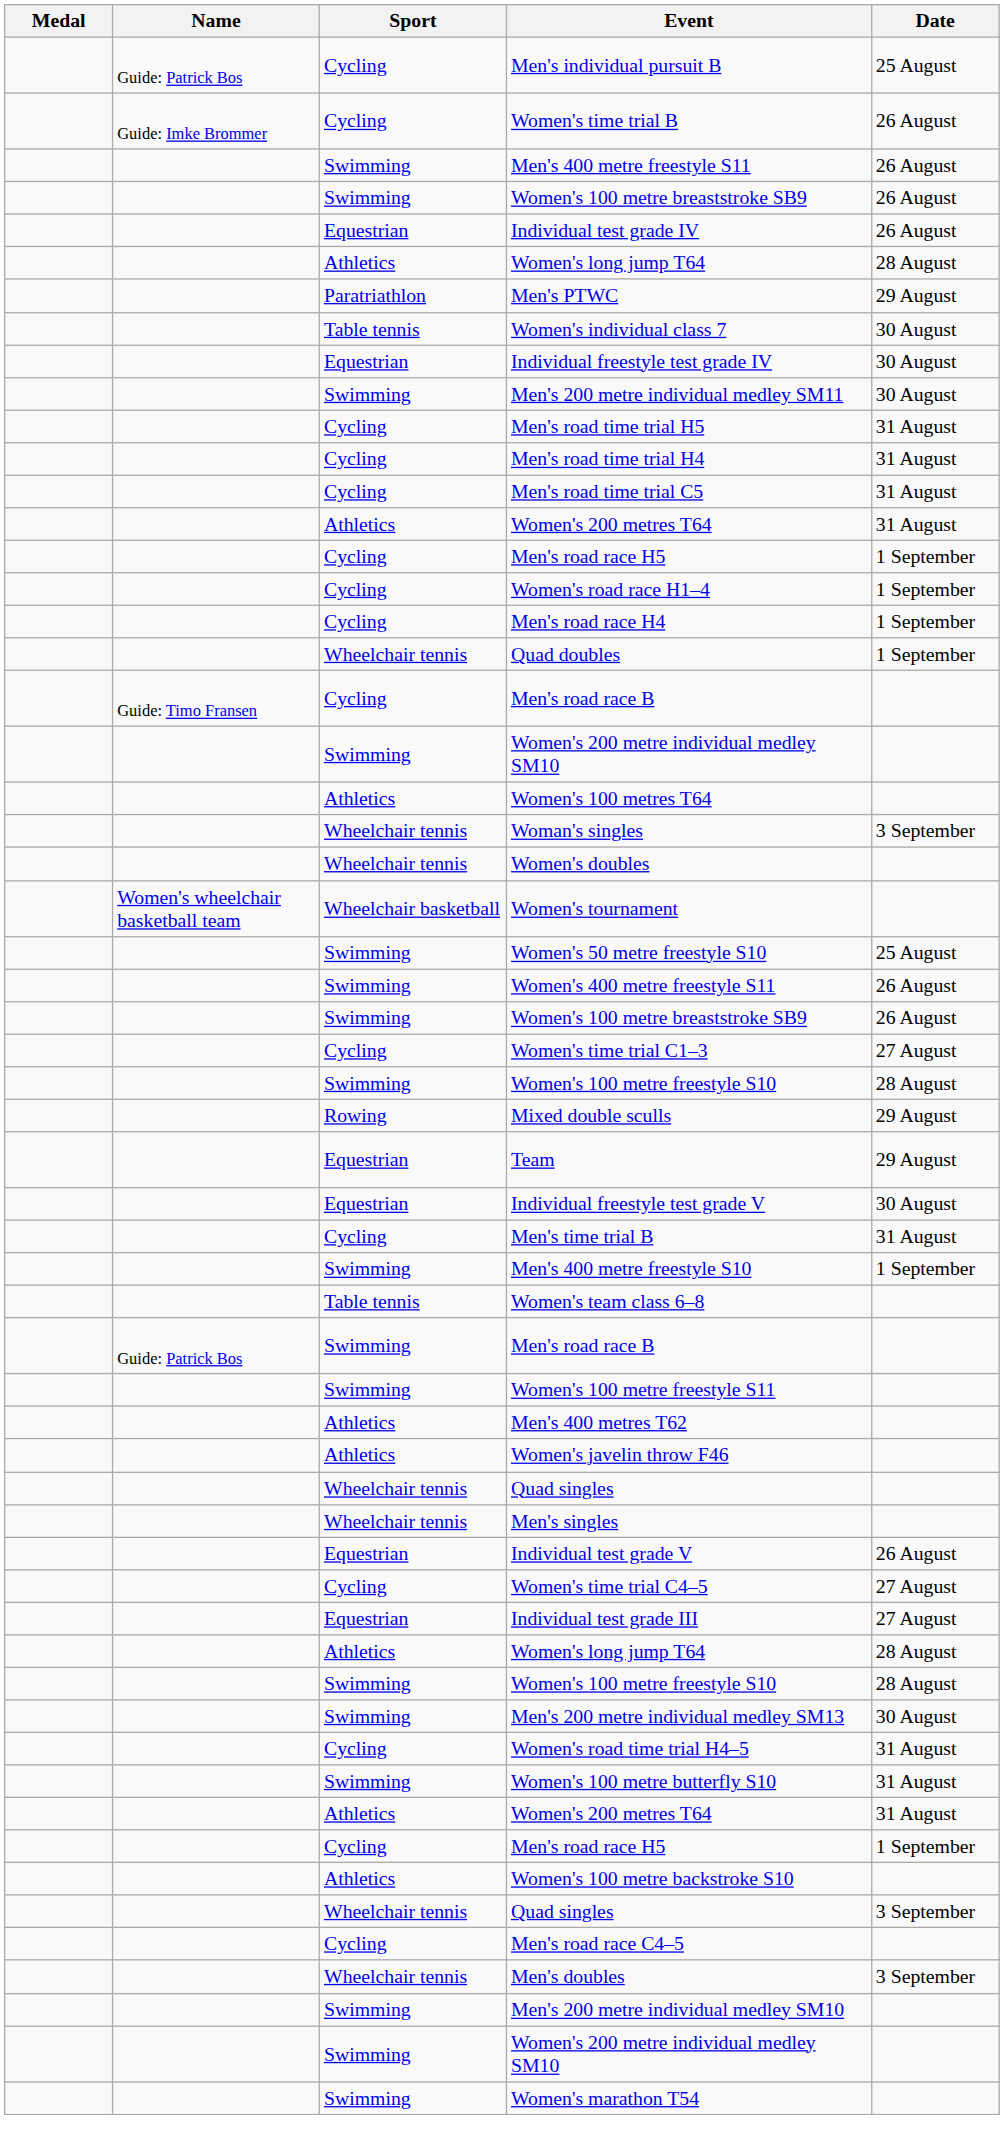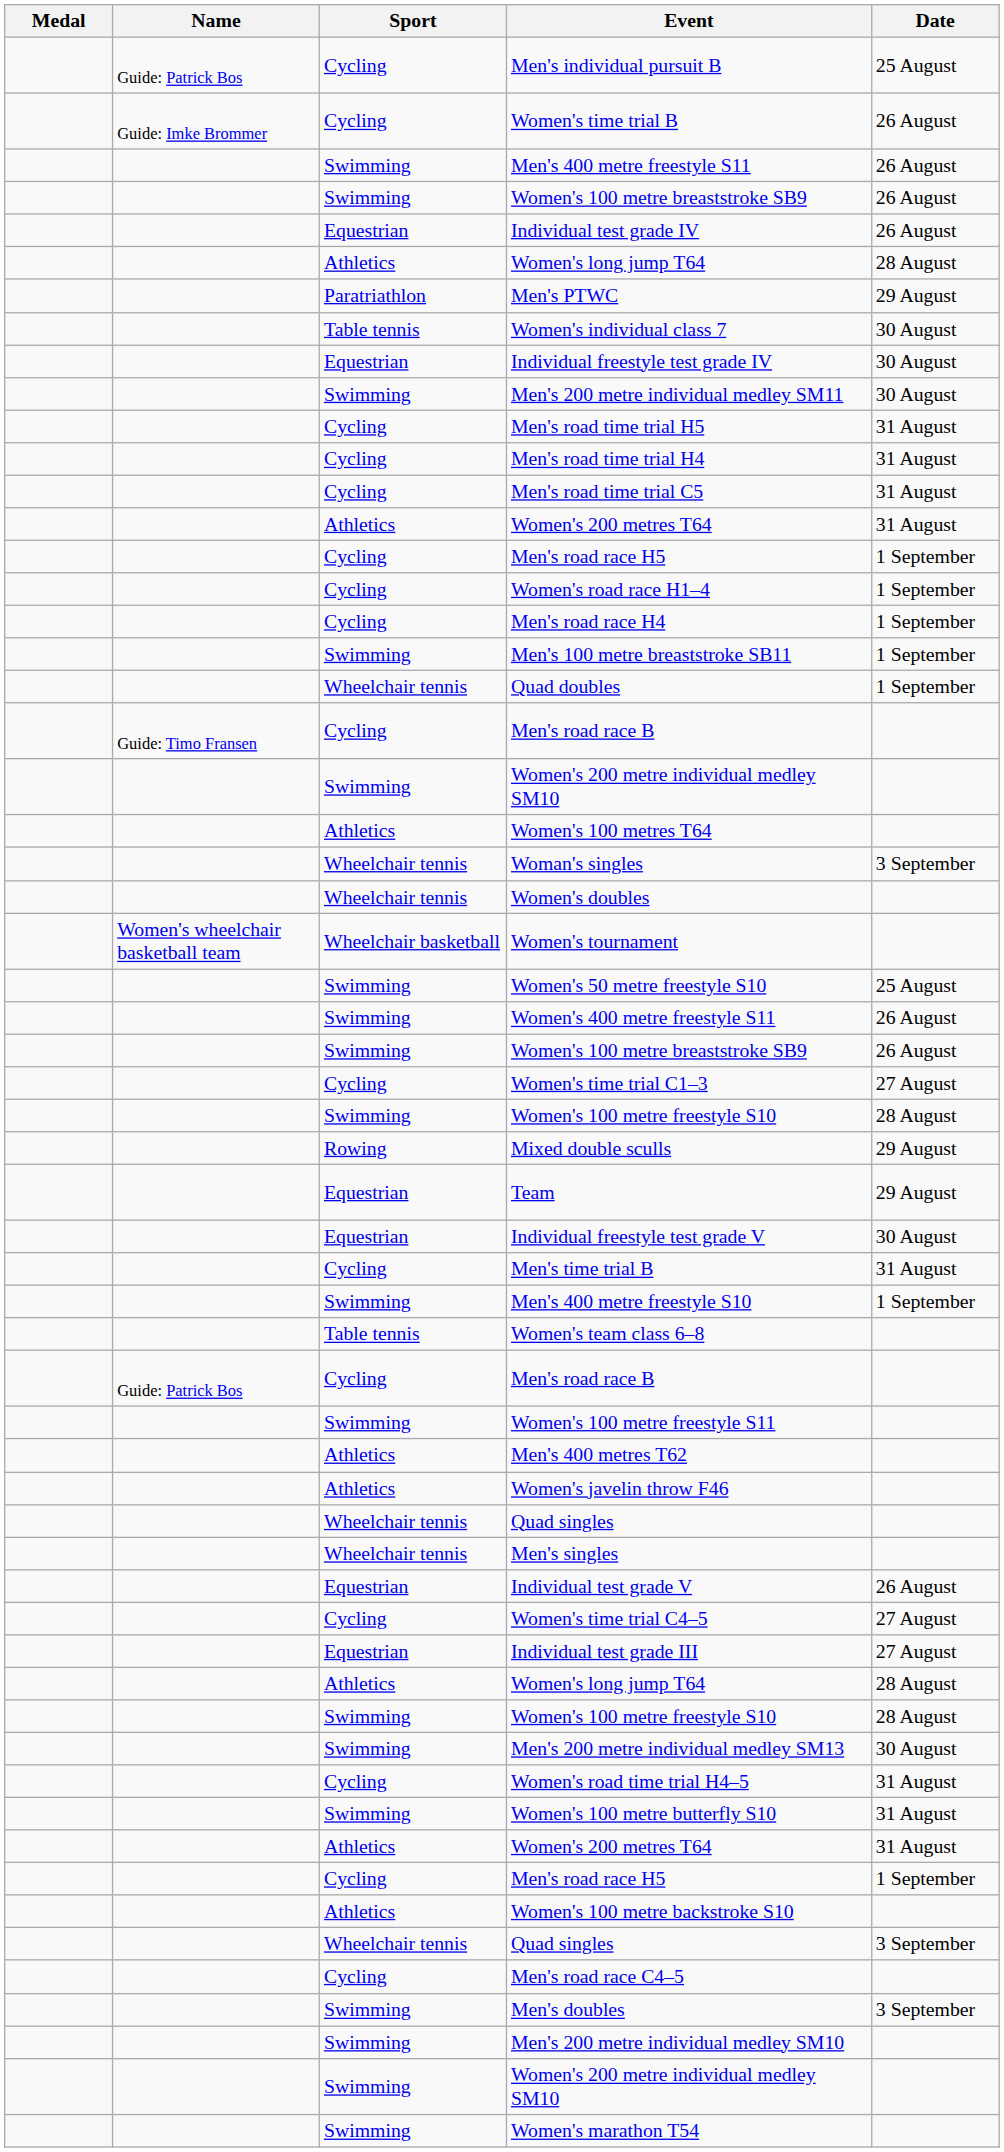+ row: (216, 654)
(367, 1346) Swimming -> (355, 1378) Cycling
(396, 1976) Wheelchair tennis -> (367, 2009) Swimming
